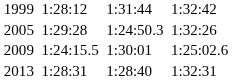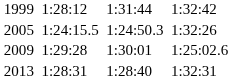(64, 29) 1:29:28 -> (70, 29) 1:24:15.5
(70, 50) 1:24:15.5 -> (64, 50) 1:29:28
